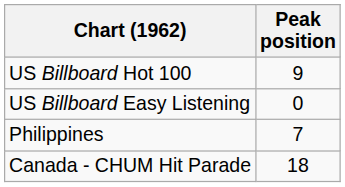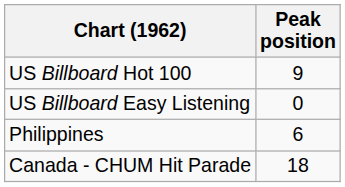(298, 134) 7 -> (298, 134) 6
